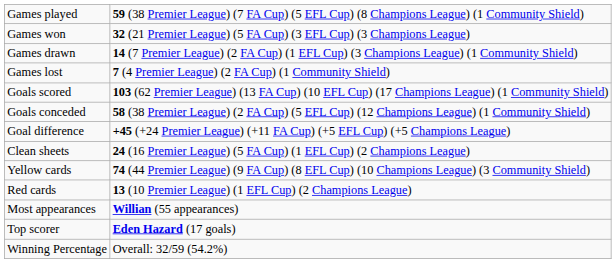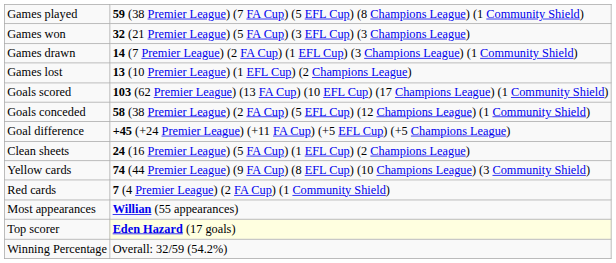(251, 72) 7 (4 Premier League) (2 FA Cup) (1 Community Shield) -> (262, 72) 13 (10 Premier League) (1 EFL Cup) (2 Champions League)
(262, 190) 13 (10 Premier League) (1 EFL Cup) (2 Champions League) -> (251, 190) 7 (4 Premier League) (2 FA Cup) (1 Community Shield)
(174, 229) no background -> (174, 229) lightyellow background
